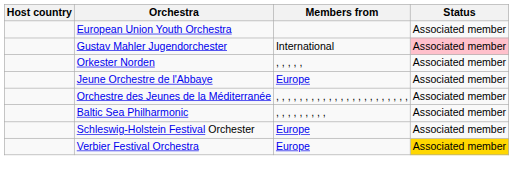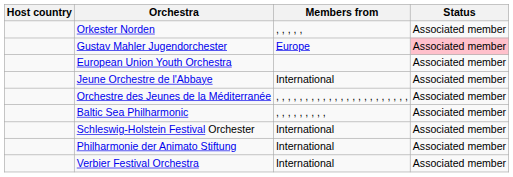rows swapped: (154, 29) <-> (116, 63)
(305, 46) International -> (293, 46) Europe
(293, 79) Europe -> (305, 79) International
(293, 130) Europe -> (305, 130) International
+ row: (157, 146)
(293, 146) Europe -> (305, 163) International
(459, 146) gold background -> (459, 163) no background
